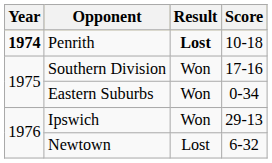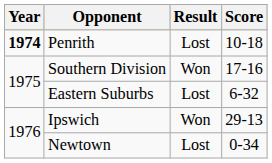(195, 42) bold -> (195, 42) normal
(195, 94) Won -> (195, 94) Lost
(244, 94) 0-34 -> (244, 94) 6-32
(244, 145) 6-32 -> (244, 145) 0-34
